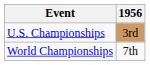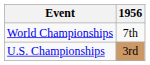rows swapped: (60, 51) <-> (56, 32)
